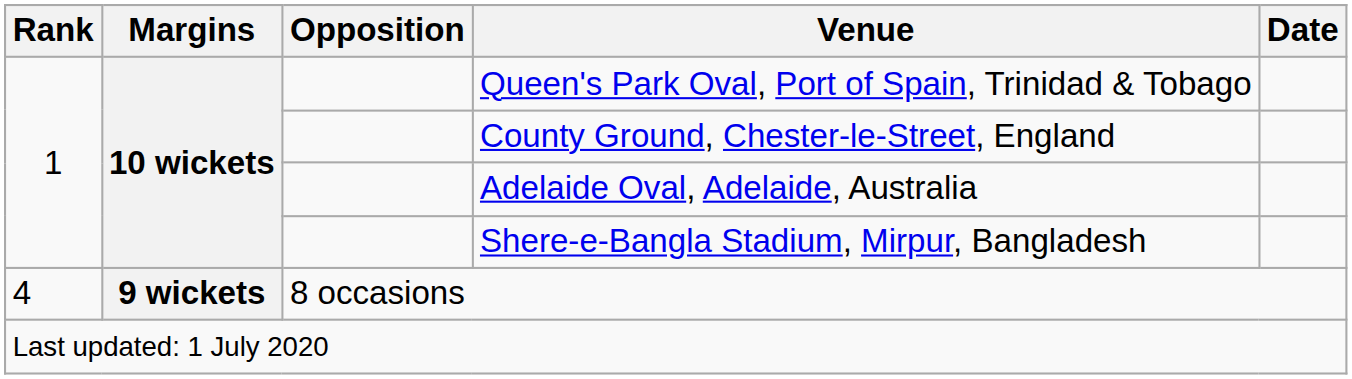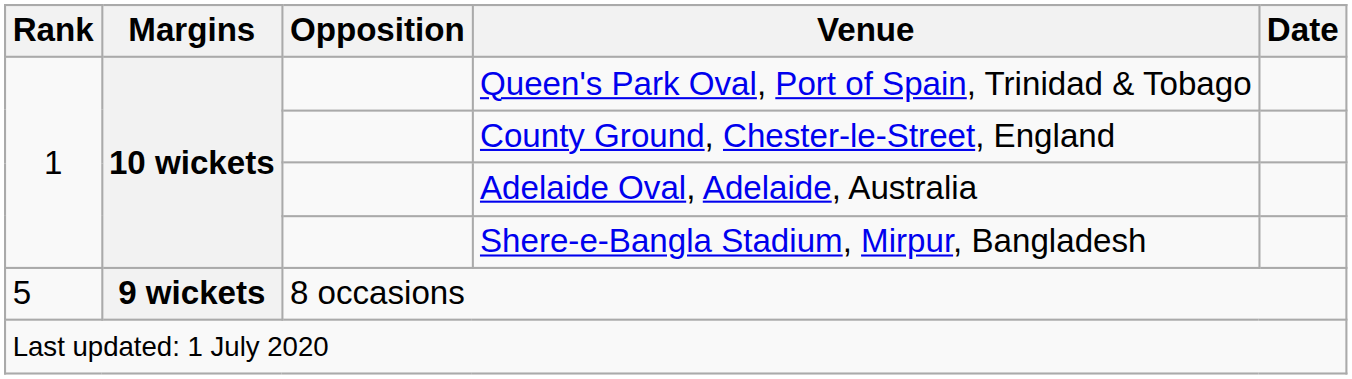(22, 293) 4 -> (22, 293) 5
